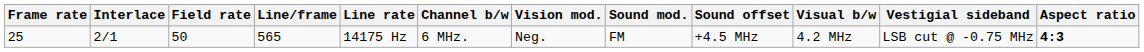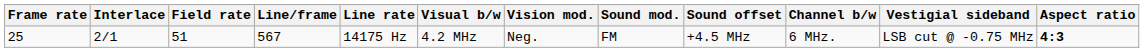columns swapped: (836, 15) <-> (465, 15)
(179, 37) 50 -> (179, 37) 51
(269, 37) 565 -> (269, 37) 567
